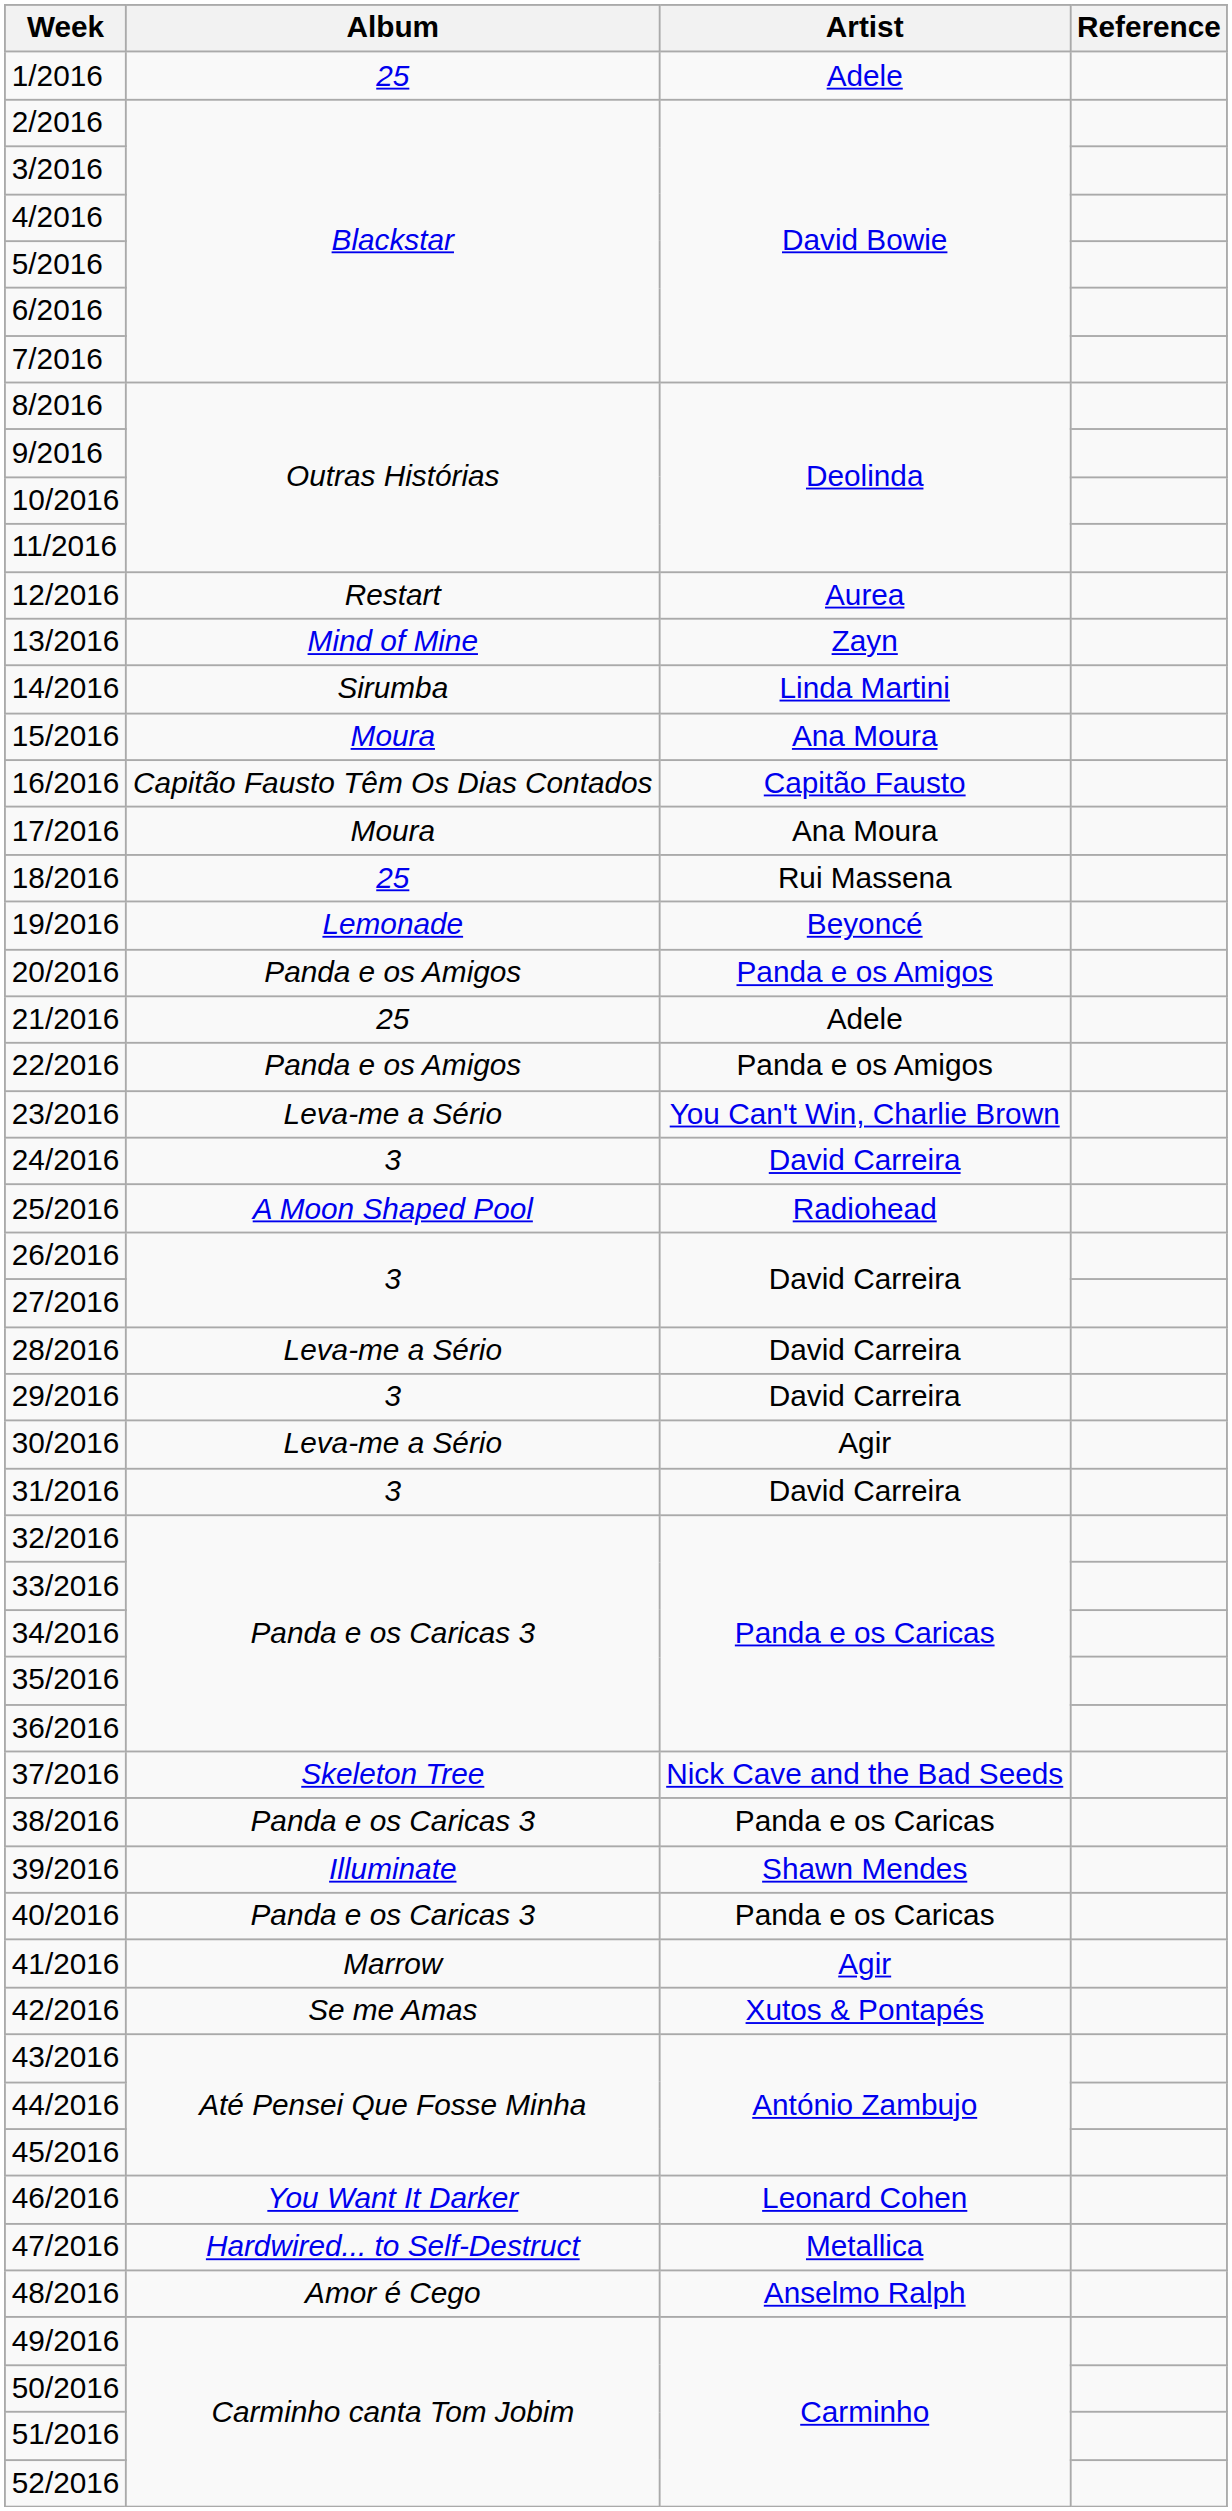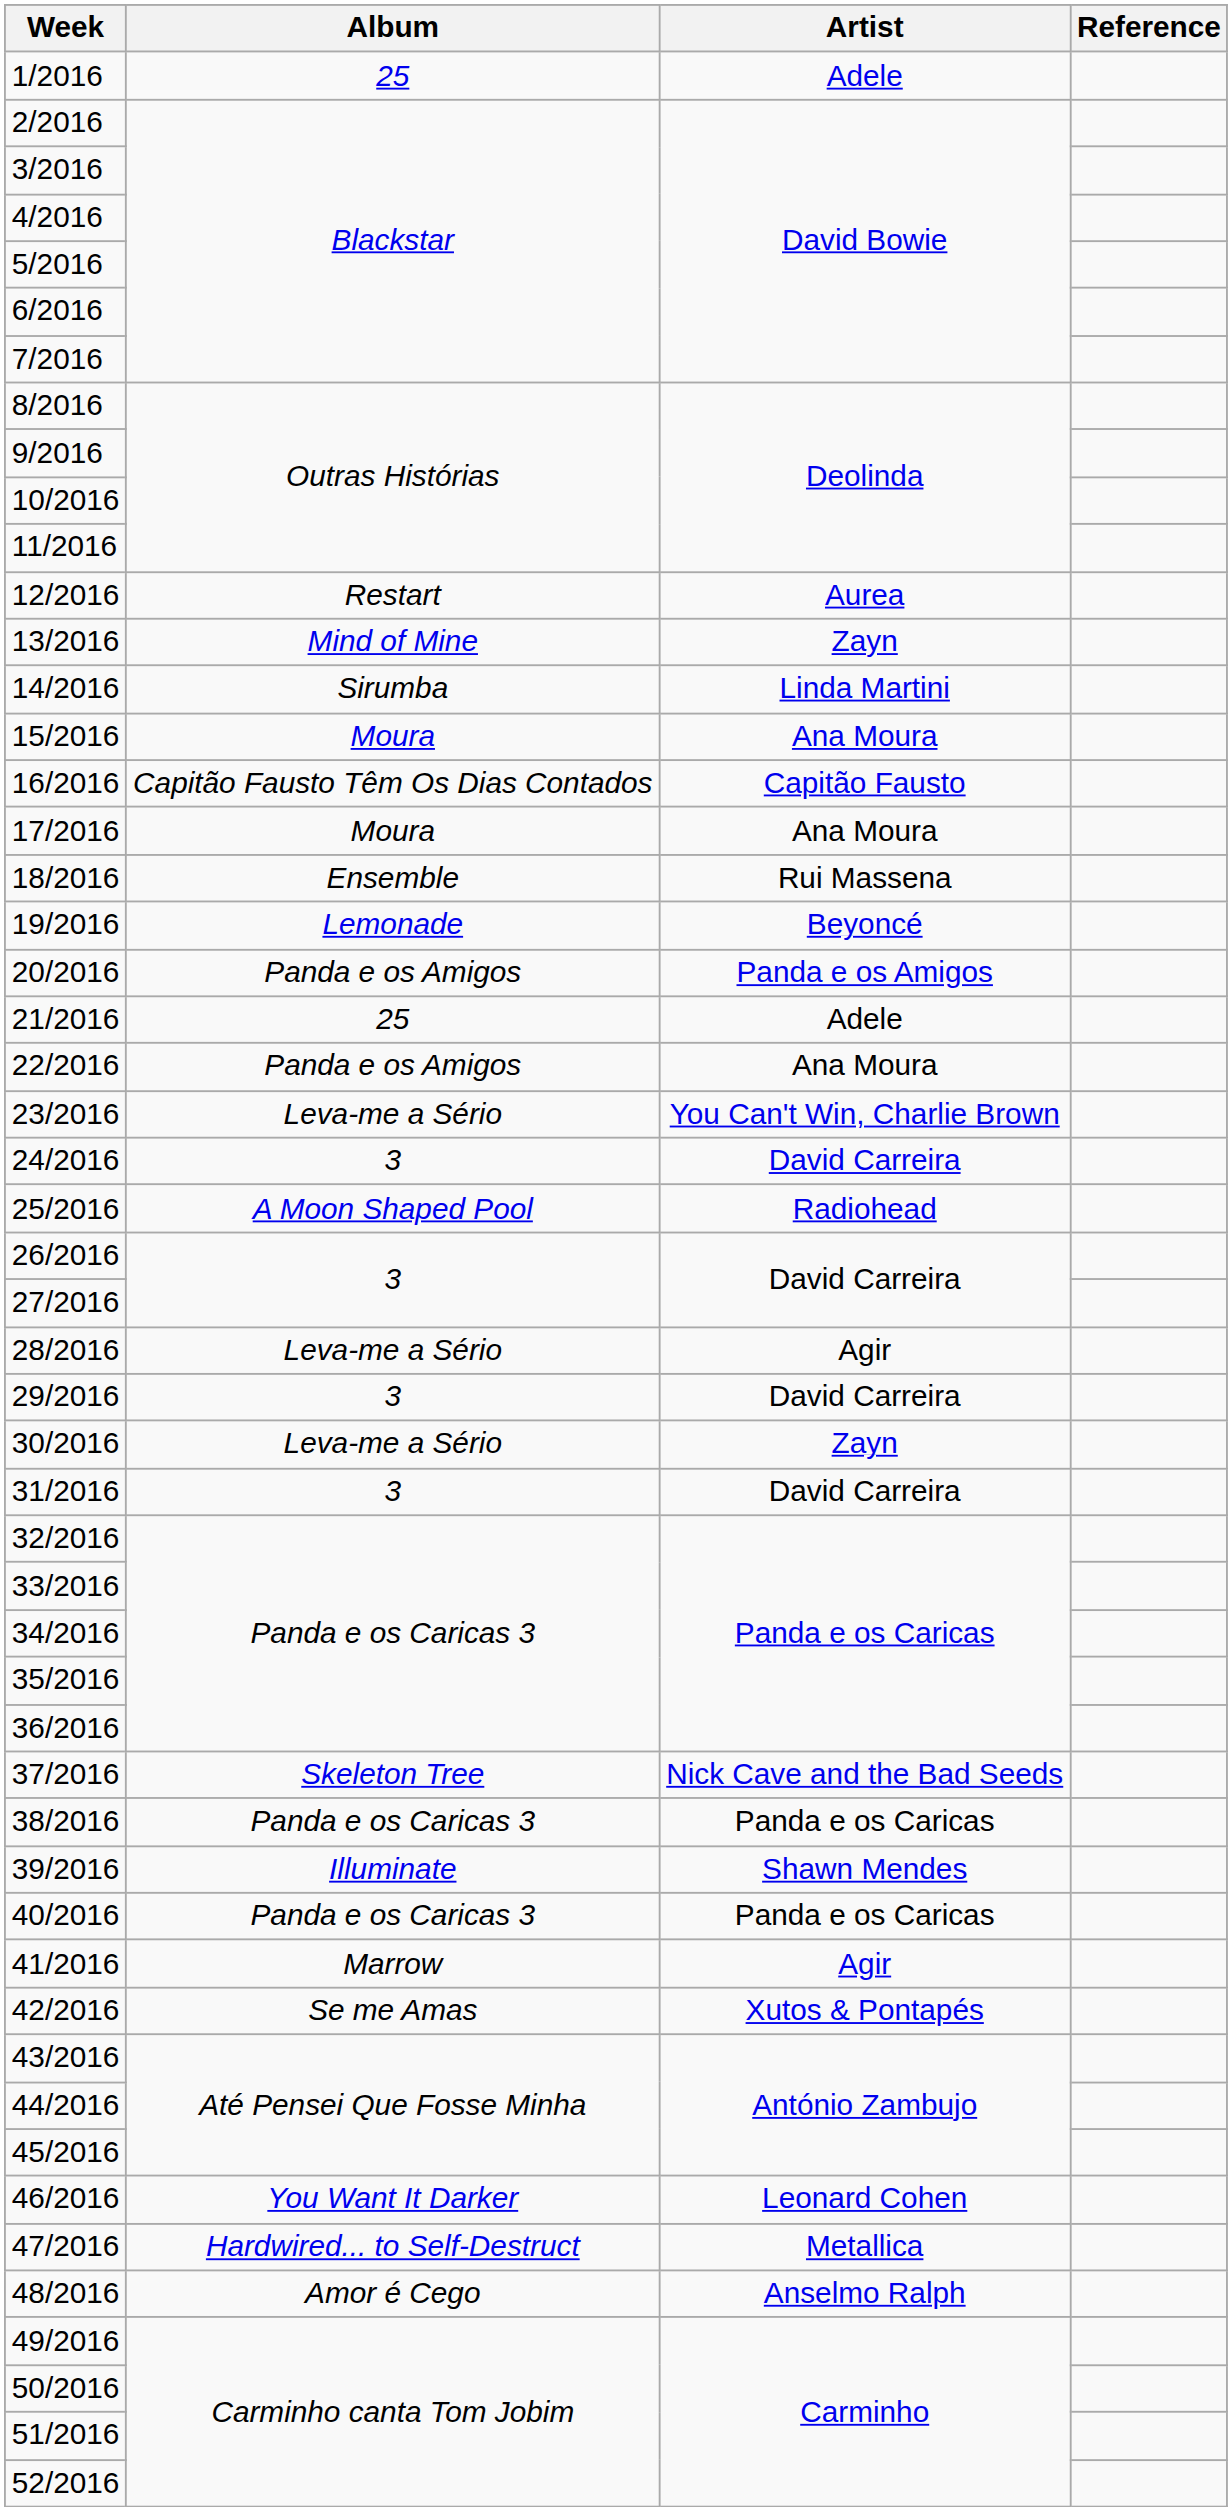(393, 877) 25 -> (393, 877) Ensemble
(865, 1066) Panda e os Amigos -> (865, 1066) Ana Moura
(865, 1349) David Carreira -> (865, 1349) Agir
(865, 1444) Agir -> (865, 1444) Zayn
